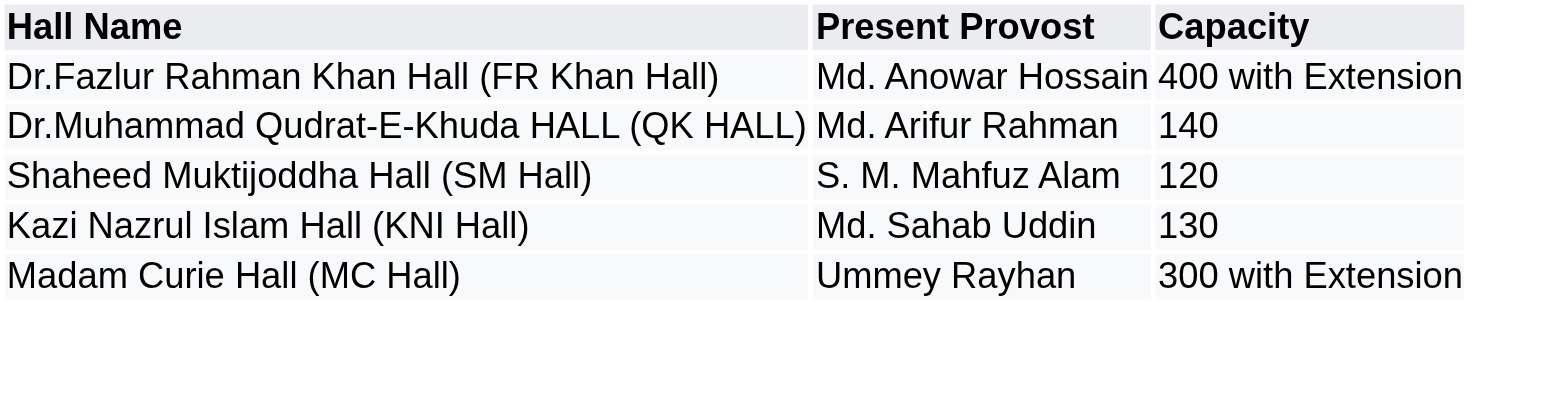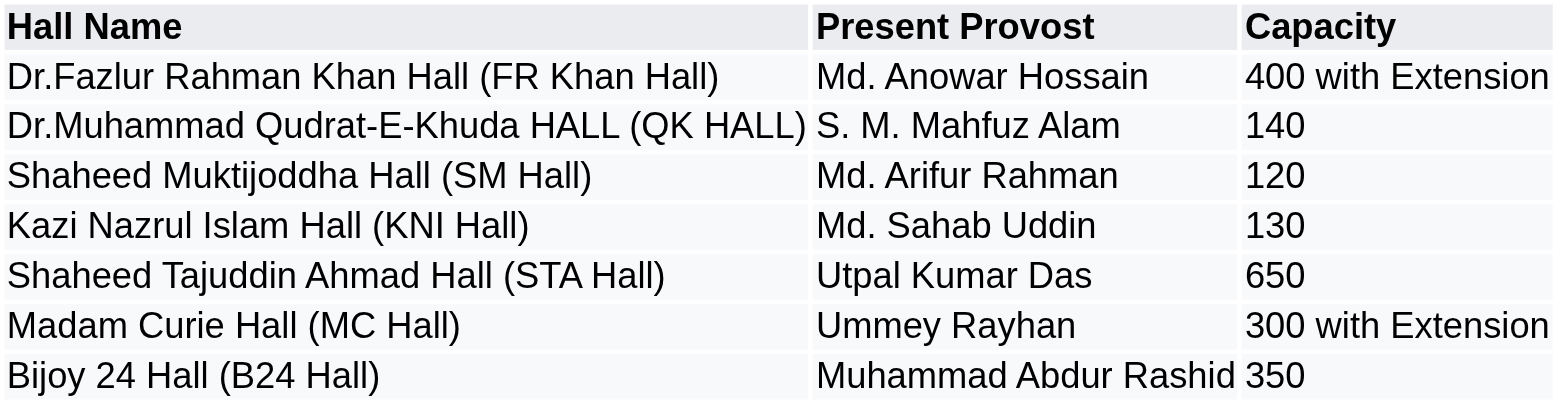(967, 126) Md. Arifur Rahman -> (968, 126) S. M. Mahfuz Alam
(968, 176) S. M. Mahfuz Alam -> (967, 176) Md. Arifur Rahman
+ row: (336, 276)
+ row: (194, 376)
